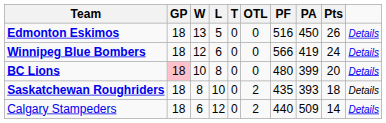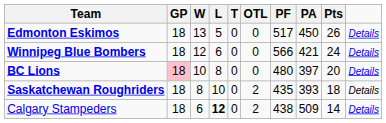(283, 33) 516 -> (283, 33) 517
(309, 52) 419 -> (309, 52) 421
(309, 71) 399 -> (309, 71) 397
(218, 109) normal -> (218, 109) bold
(283, 109) 440 -> (283, 109) 438
